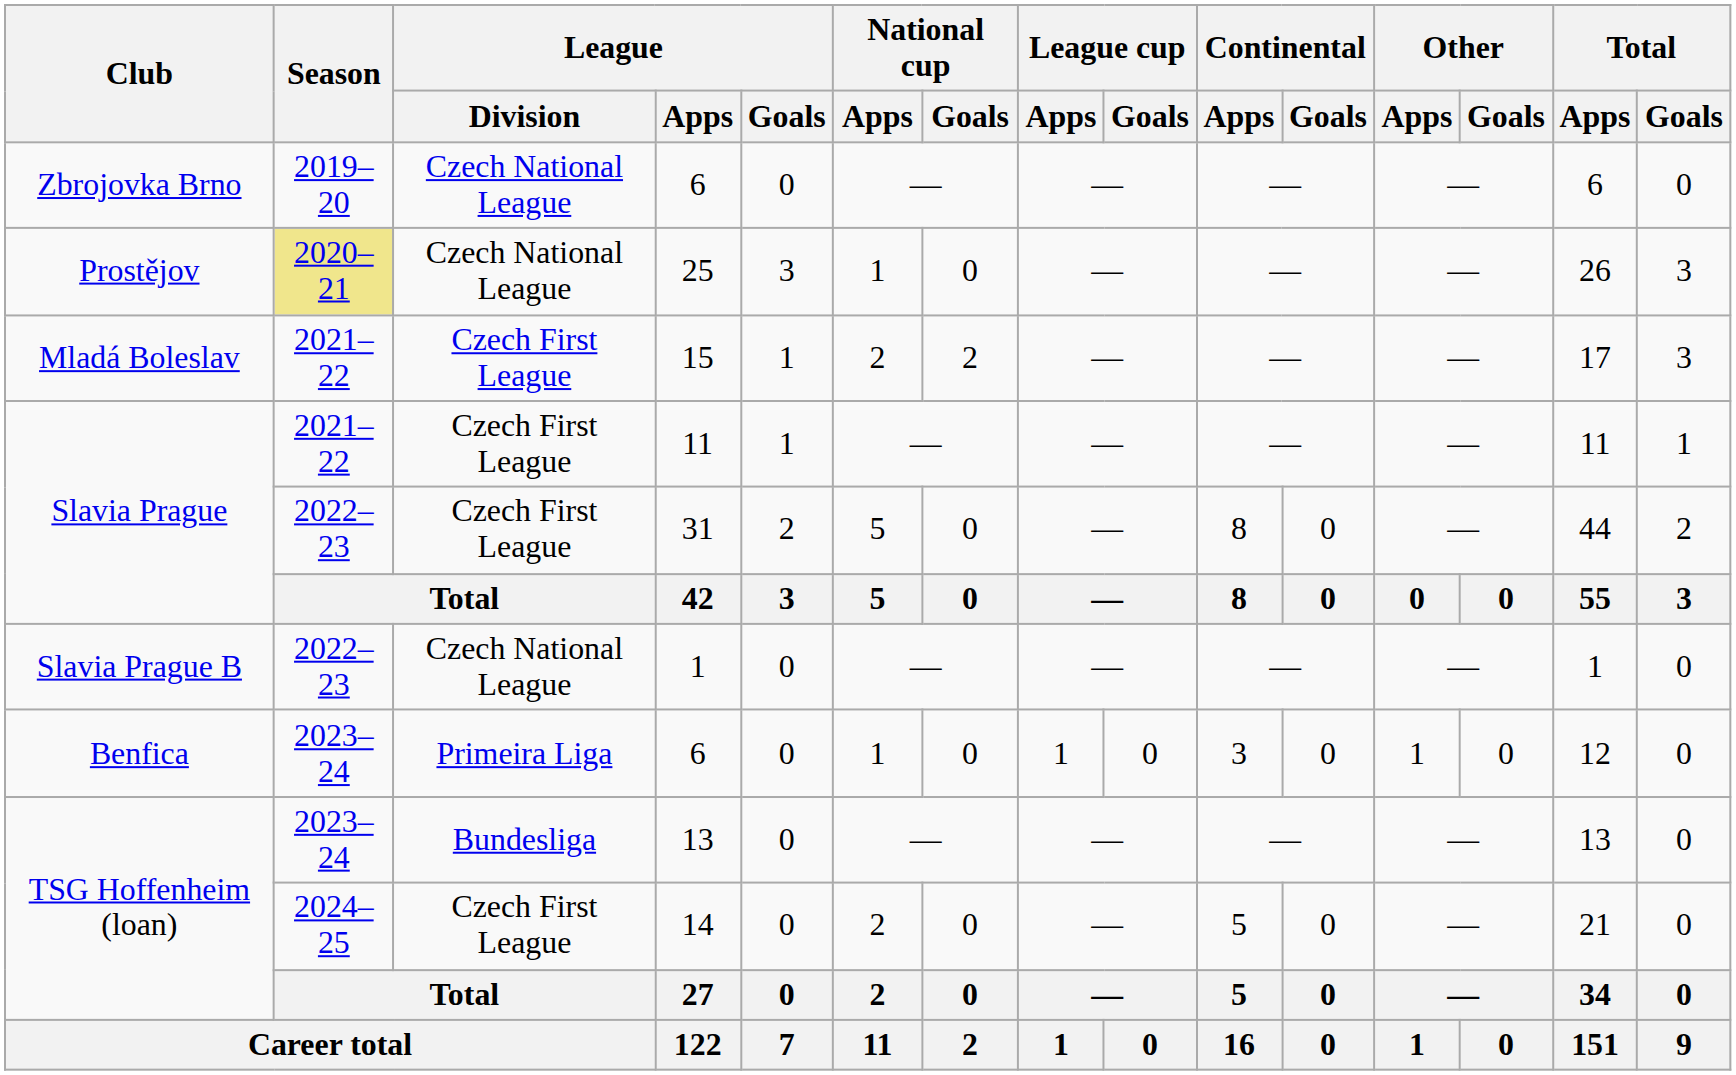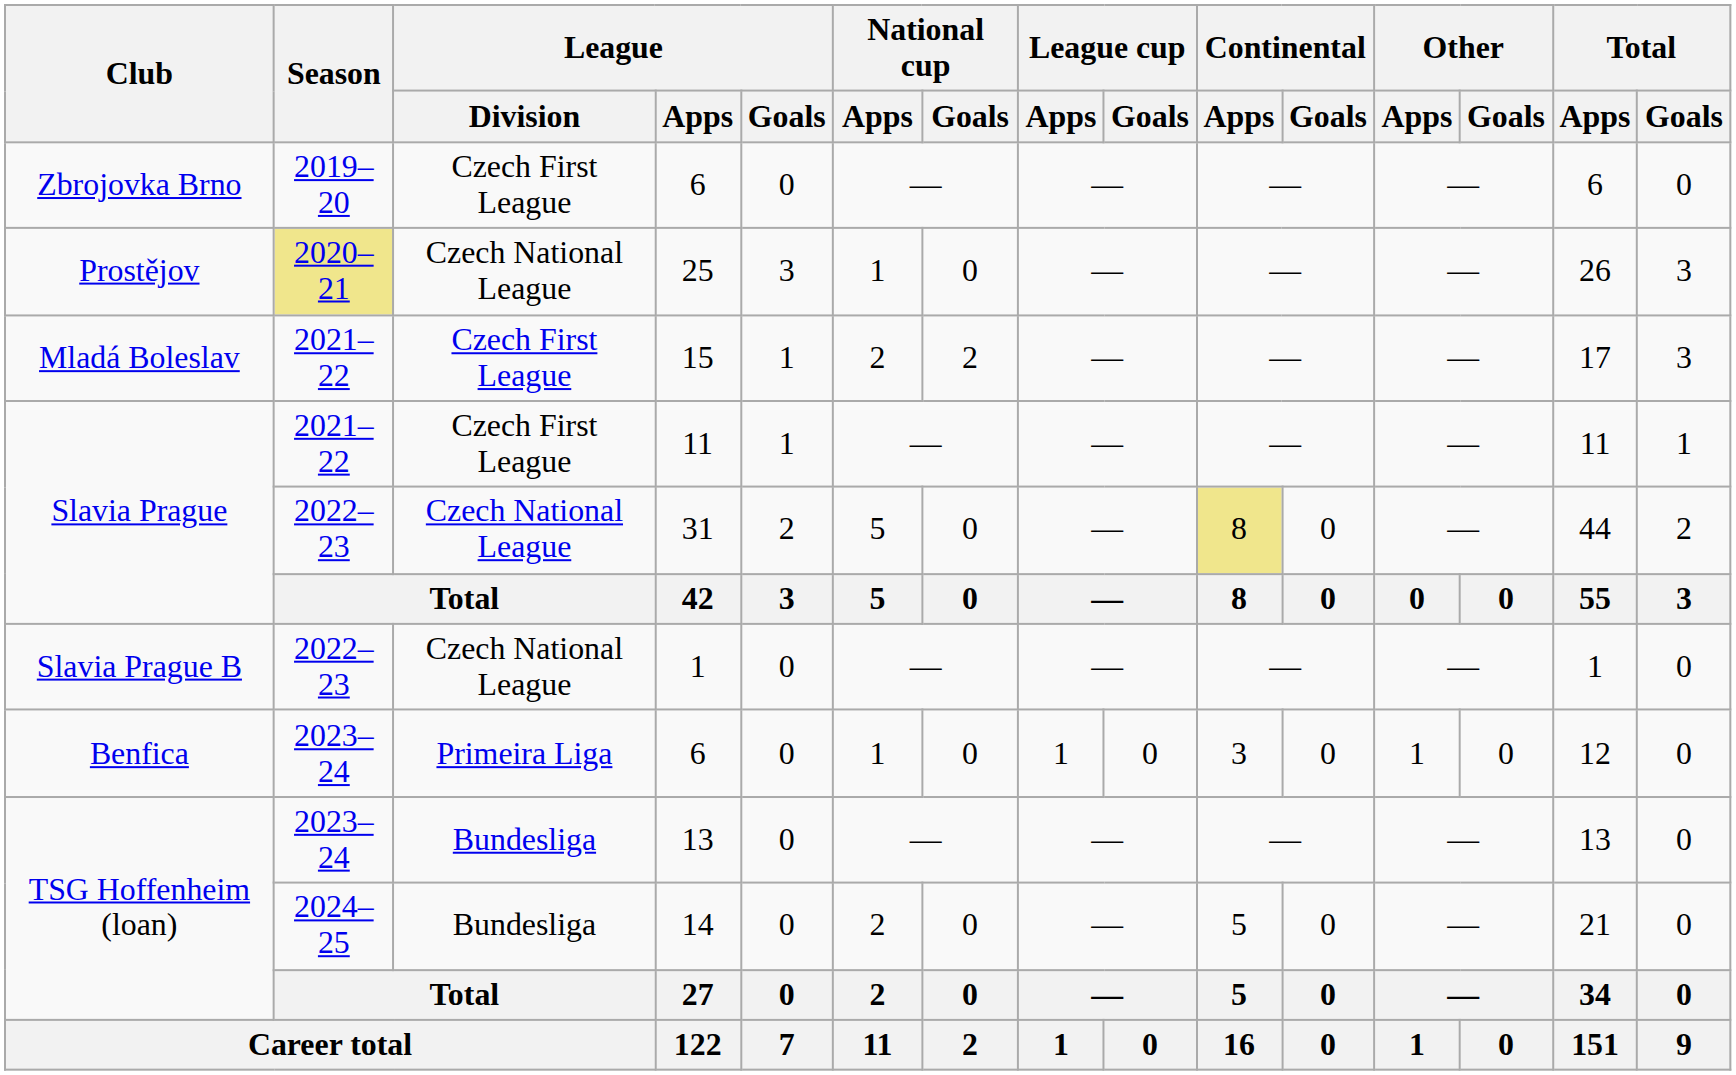(524, 184) Czech National League -> (524, 184) Czech First League
(524, 529) Czech First League -> (524, 529) Czech National League
(1239, 529) no background -> (1239, 529) khaki background
(524, 925) Czech First League -> (524, 925) Bundesliga
